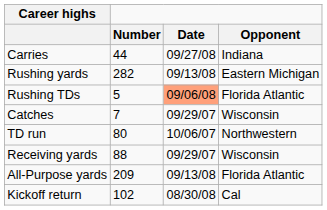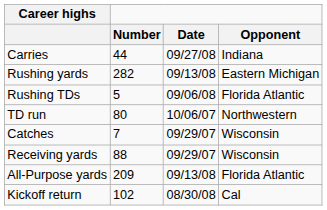(191, 94) lightsalmon background -> (191, 94) no background
rows swapped: (27, 134) <-> (30, 114)
